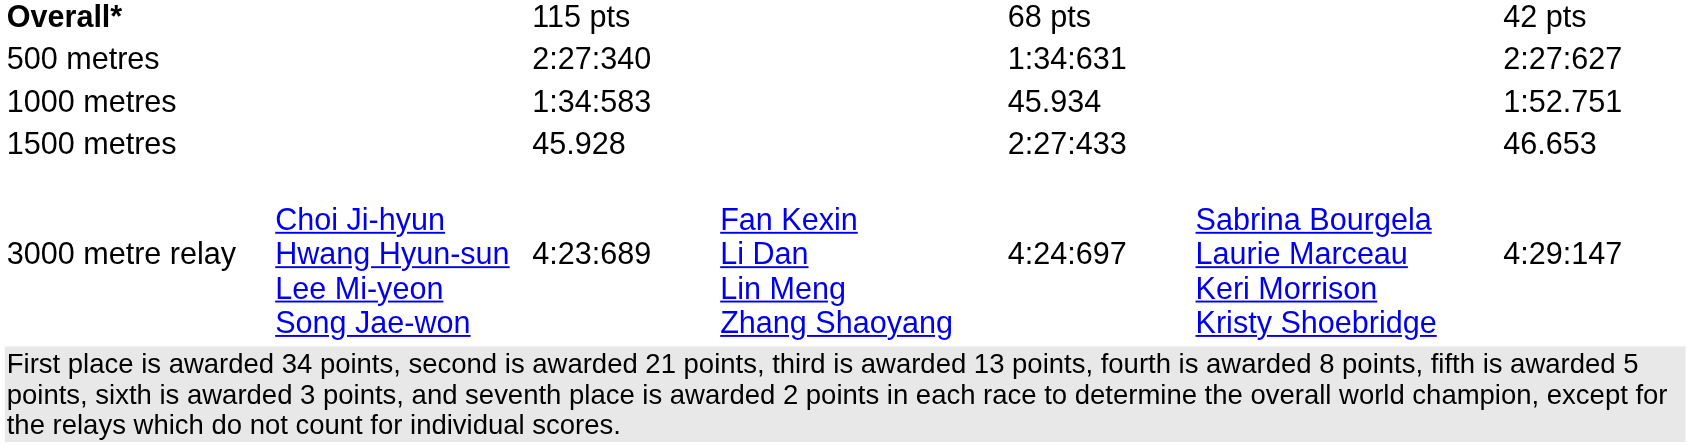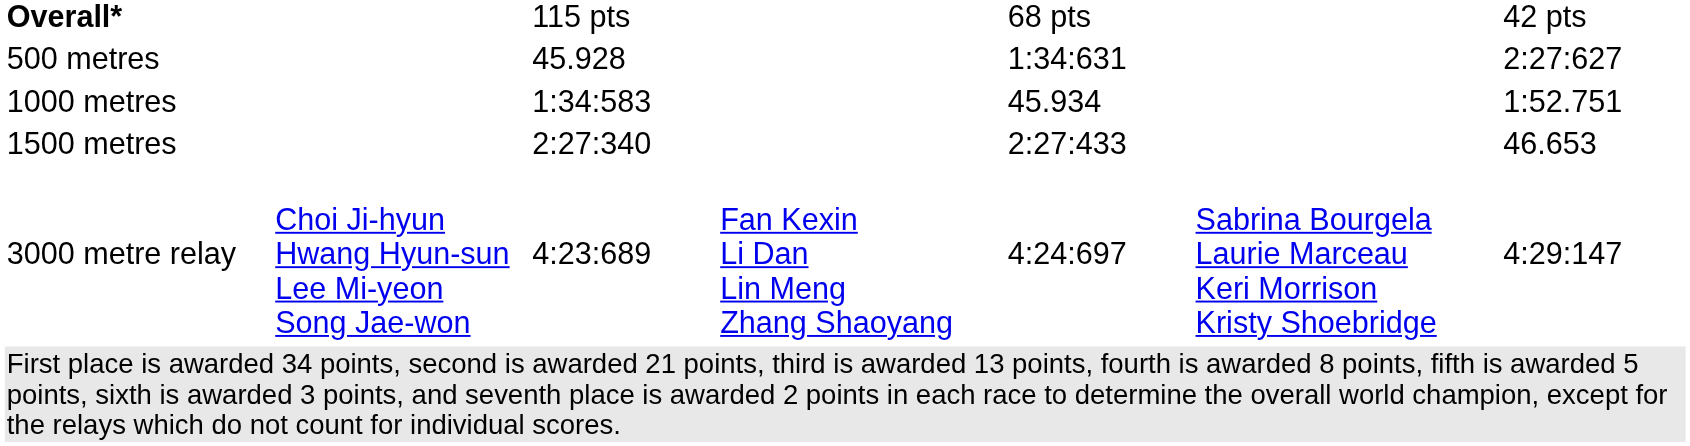(592, 59) 2:27:340 -> (579, 59) 45.928
(579, 143) 45.928 -> (592, 143) 2:27:340
